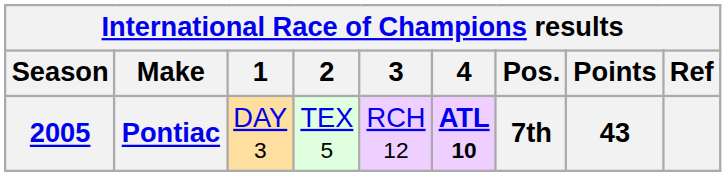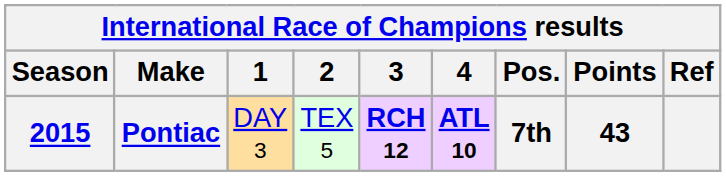(60, 133) 2005 -> (60, 133) 2015
(396, 132) normal -> (396, 133) bold
